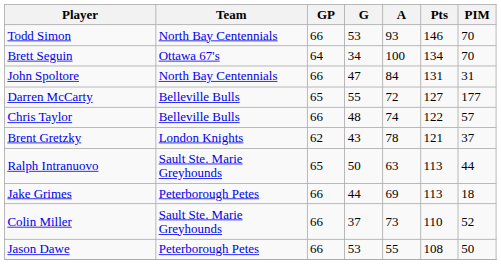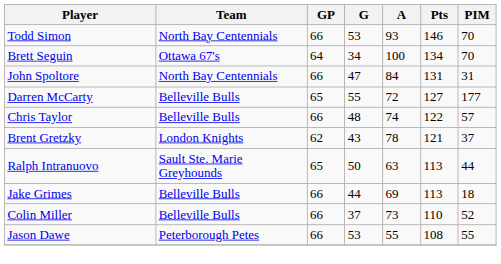(209, 193) Peterborough Petes -> (199, 193) Belleville Bulls
(201, 221) Sault Ste. Marie Greyhounds -> (199, 214) Belleville Bulls
(468, 249) 50 -> (468, 234) 55
